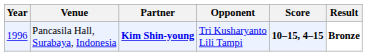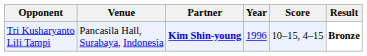columns swapped: (17, 13) <-> (233, 13)
(298, 36) bold -> (298, 36) normal
